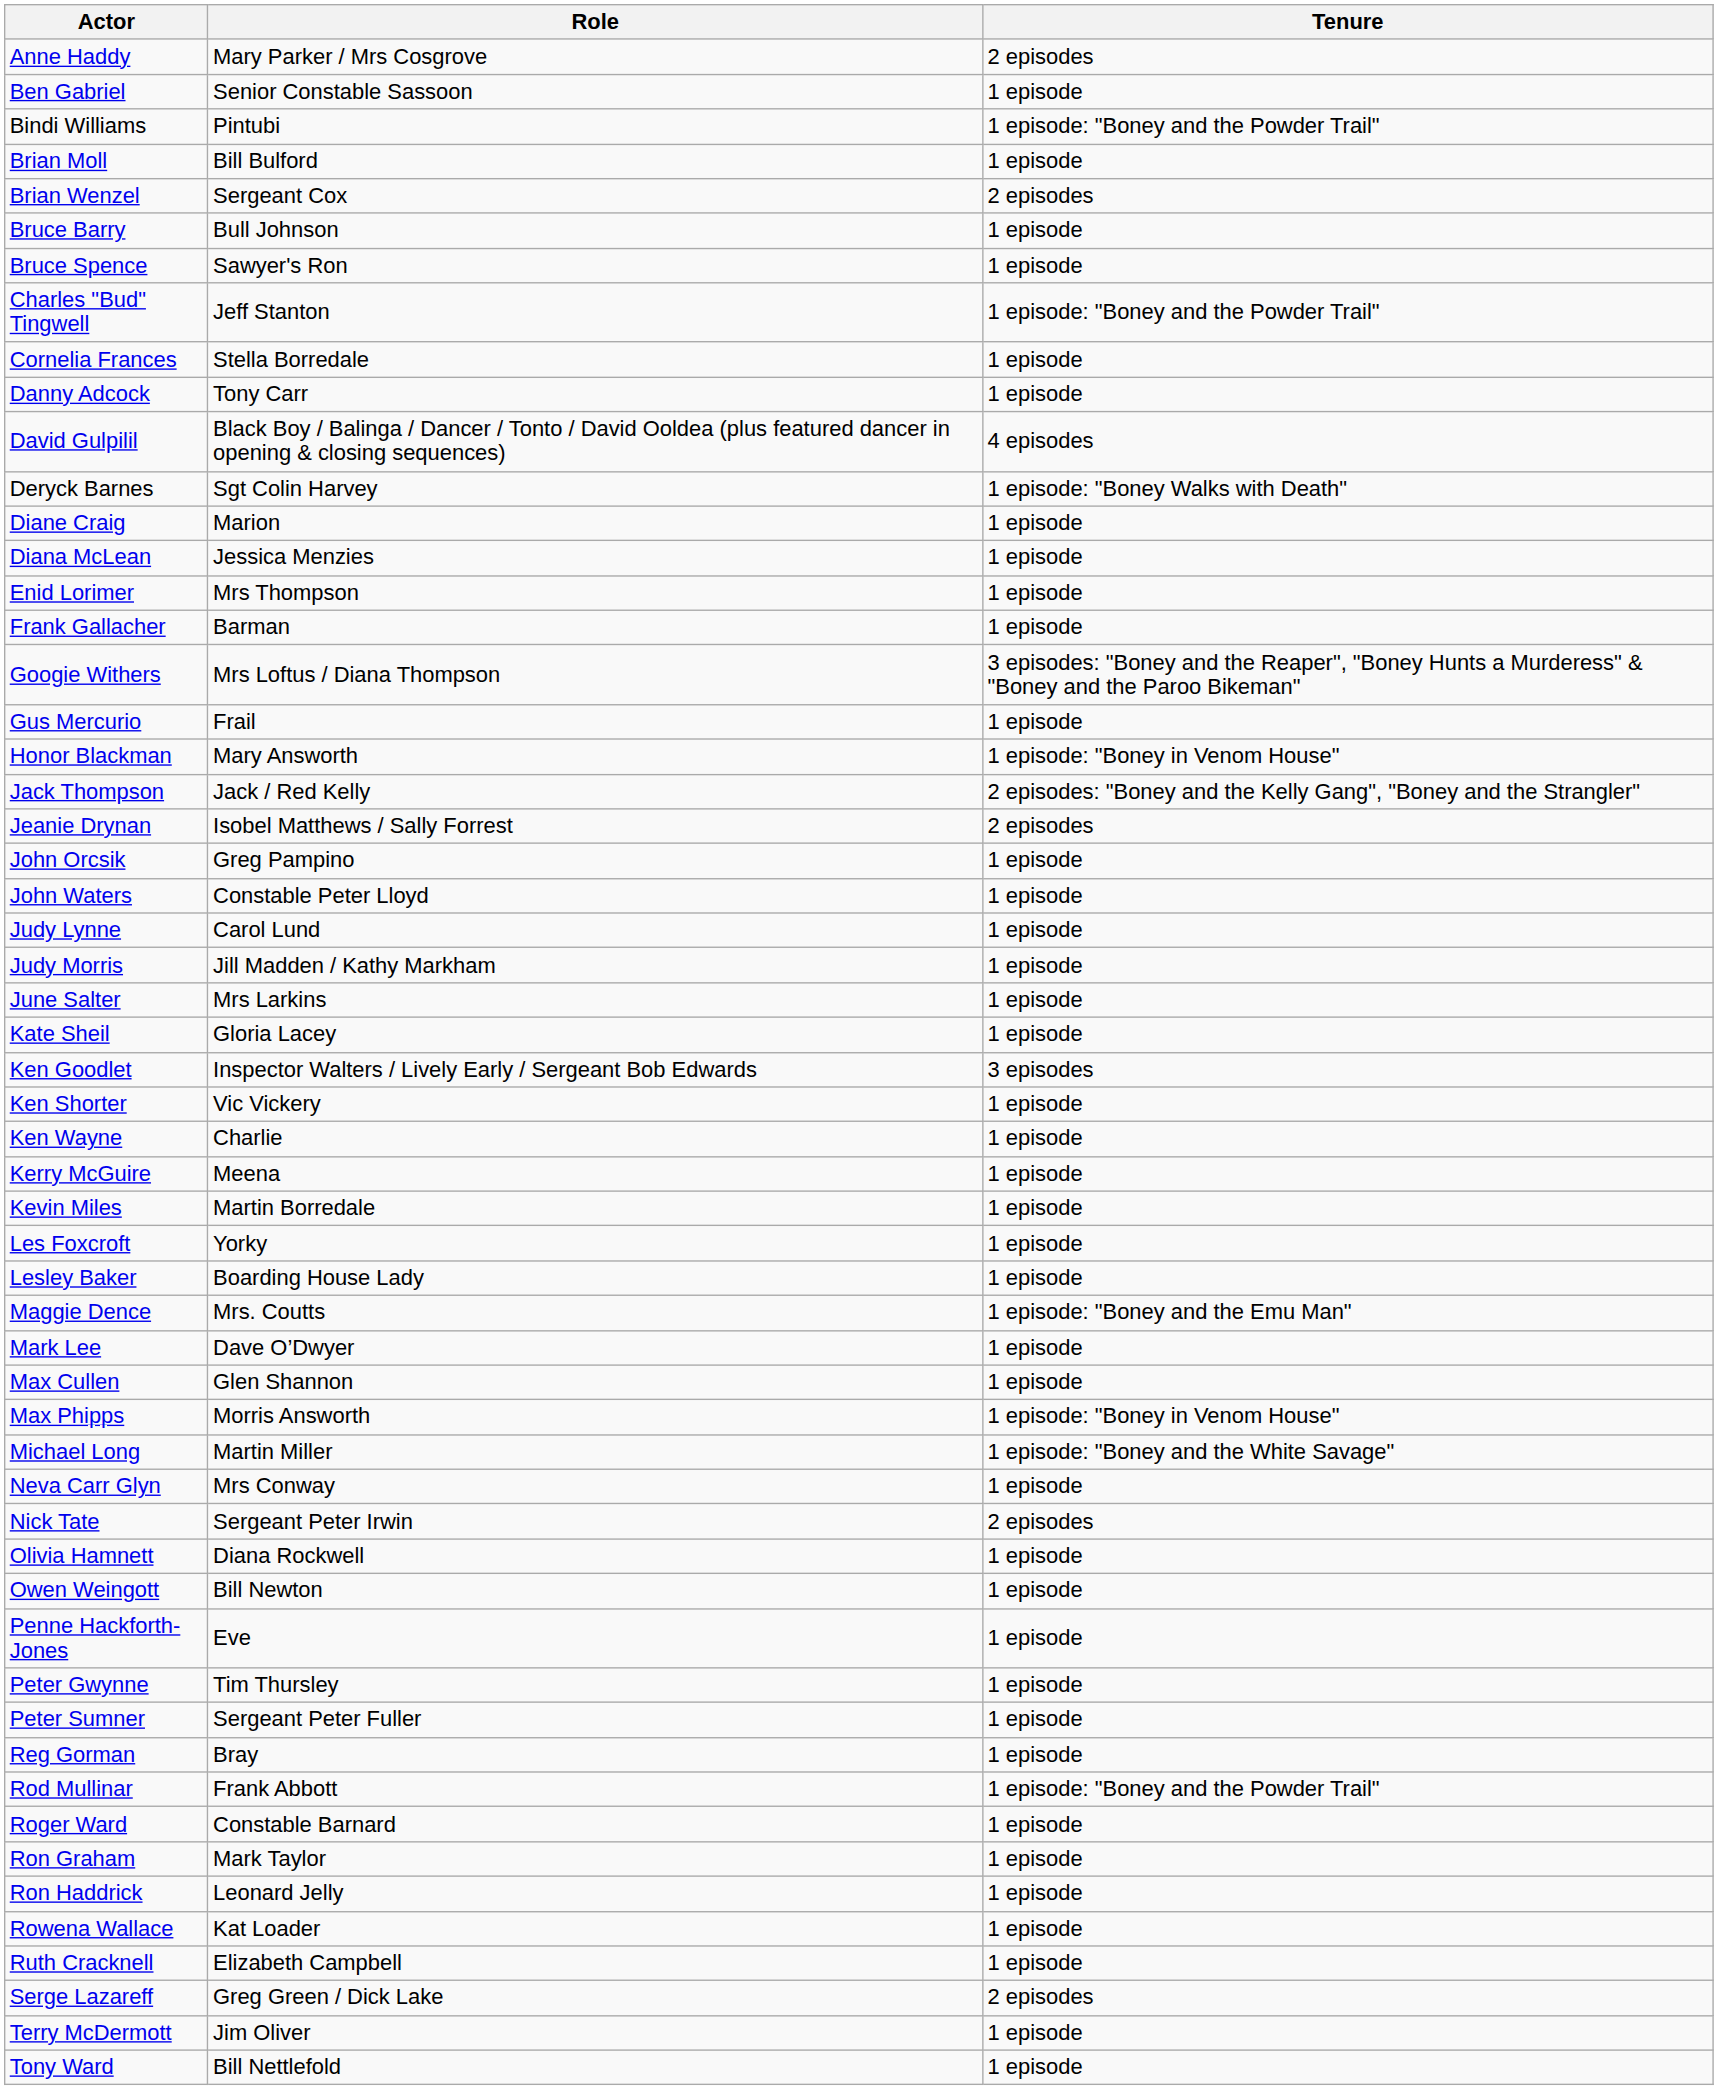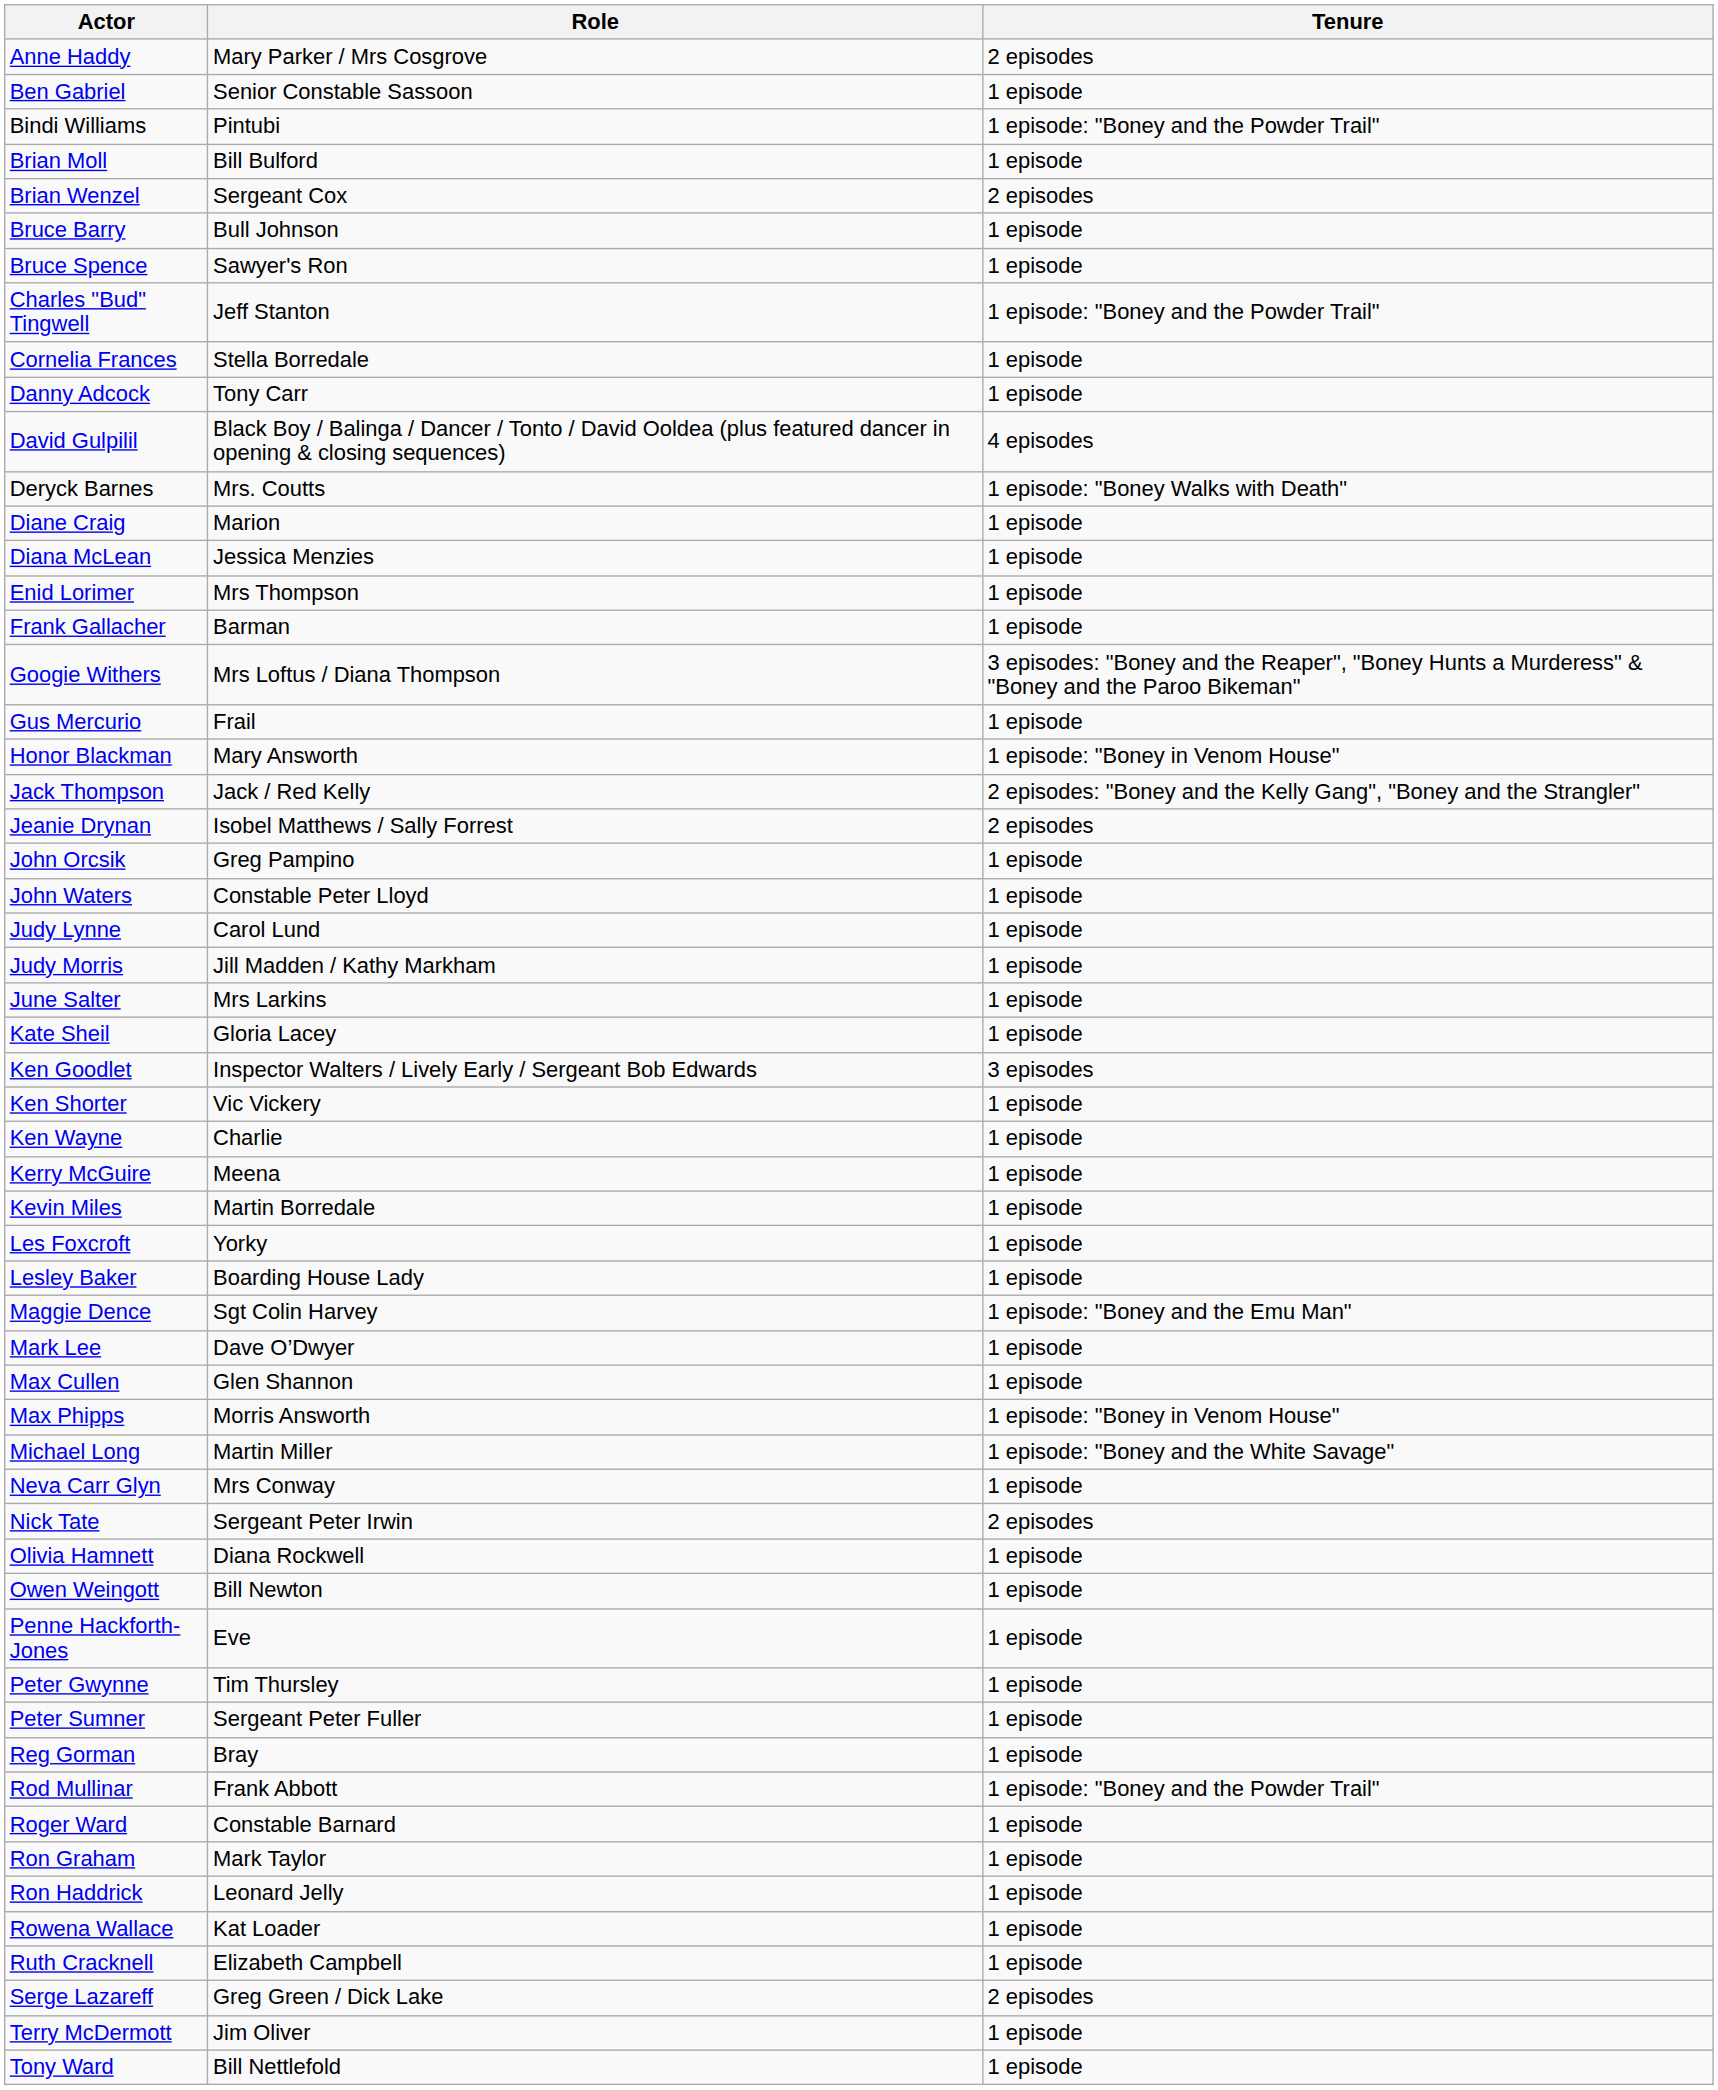(295, 488) Sgt Colin Harvey -> (269, 488) Mrs. Coutts
(269, 1312) Mrs. Coutts -> (295, 1312) Sgt Colin Harvey
